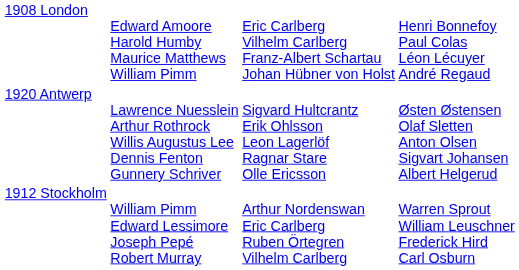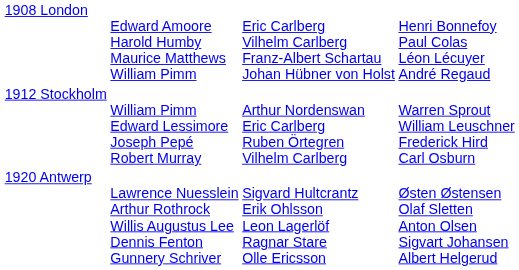rows swapped: (56, 194) <-> (48, 94)
